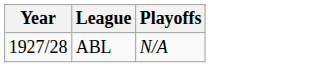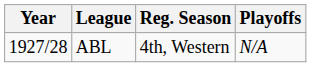+ column: (186, 18)
